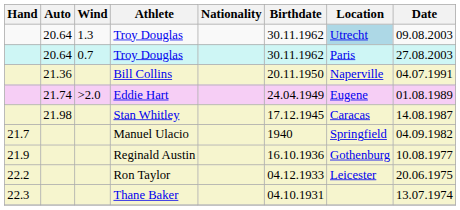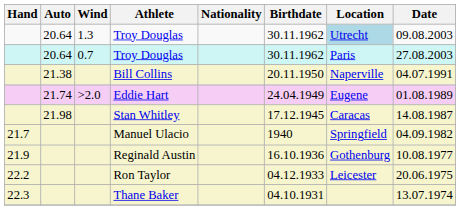(58, 74) 21.36 -> (58, 74) 21.38
